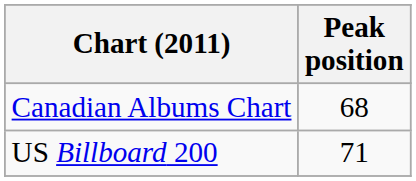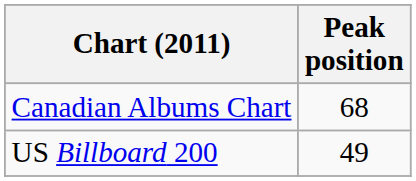(354, 152) 71 -> (354, 152) 49
